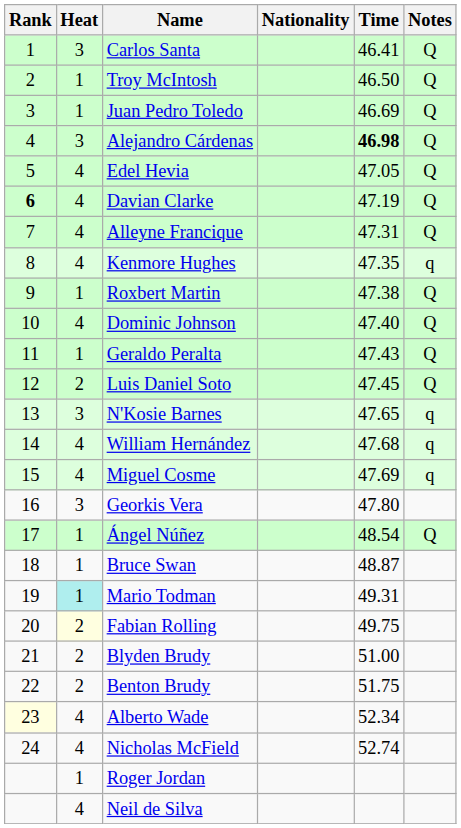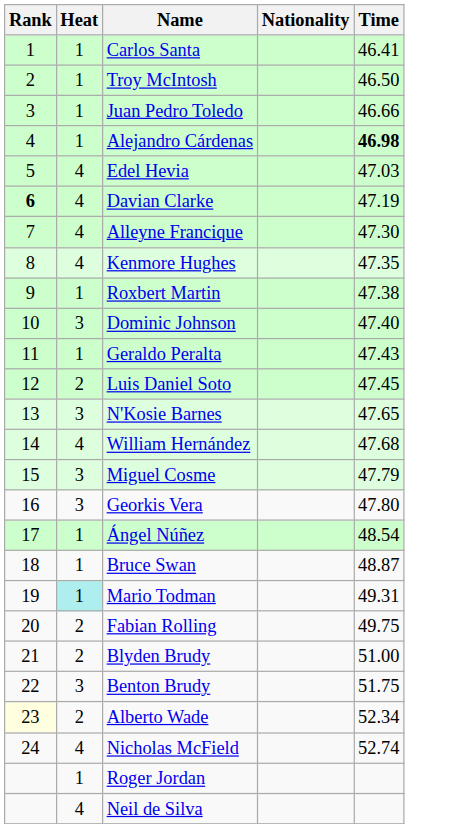- column: (430, 19)
(79, 50) 3 -> (79, 50) 1
(379, 110) 46.69 -> (379, 110) 46.66
(79, 141) 3 -> (79, 141) 1
(379, 171) 47.05 -> (379, 171) 47.03
(379, 232) 47.31 -> (379, 232) 47.30
(79, 323) 4 -> (79, 323) 3
(79, 474) 4 -> (79, 474) 3
(379, 474) 47.69 -> (379, 474) 47.79
(79, 626) lightyellow background -> (79, 626) no background
(79, 687) 2 -> (79, 687) 3
(79, 717) 4 -> (79, 717) 2
